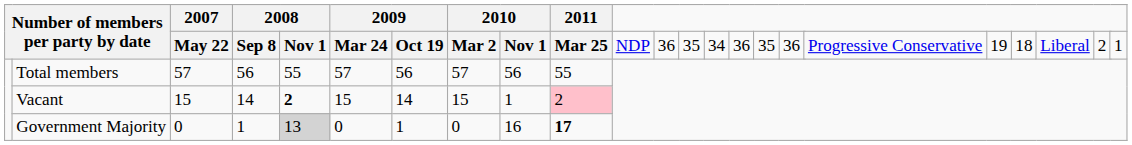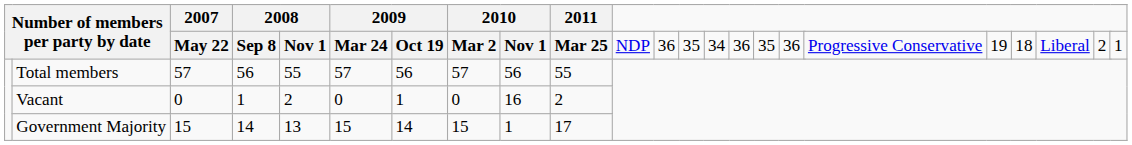(183, 99) 15 -> (178, 99) 0
(245, 99) 14 -> (241, 99) 1
(288, 99) bold -> (288, 99) normal
(343, 99) 15 -> (338, 99) 0
(404, 99) 14 -> (400, 99) 1
(460, 99) 15 -> (456, 99) 0
(508, 99) 1 -> (513, 99) 16
(559, 99) pink background -> (559, 99) no background
(178, 126) 0 -> (183, 126) 15
(241, 126) 1 -> (245, 126) 14
(293, 126) lightgrey background -> (293, 126) no background
(338, 126) 0 -> (343, 126) 15
(400, 126) 1 -> (404, 126) 14
(456, 126) 0 -> (460, 126) 15
(513, 126) 16 -> (508, 126) 1
(563, 126) bold -> (563, 126) normal
